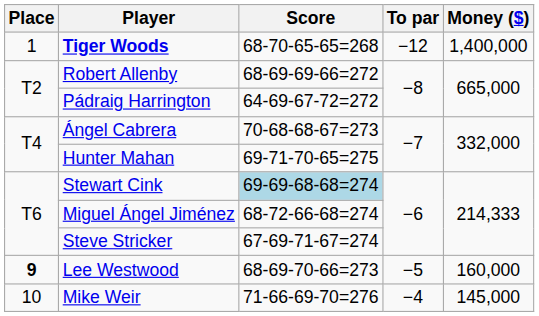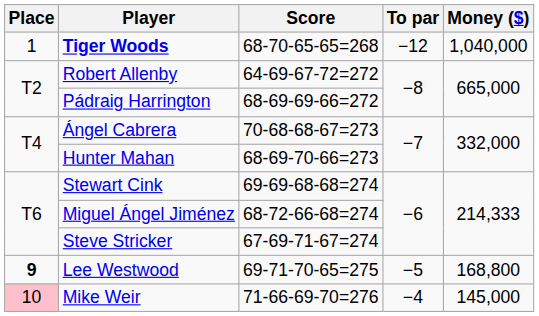(488, 46) 1,400,000 -> (488, 46) 1,040,000
(311, 74) 68-69-69-66=272 -> (311, 74) 64-69-67-72=272
(311, 102) 64-69-67-72=272 -> (311, 102) 68-69-69-66=272
(311, 158) 69-71-70-65=275 -> (311, 158) 68-69-70-66=273
(311, 185) lightblue background -> (311, 185) no background
(311, 269) 68-69-70-66=273 -> (311, 269) 69-71-70-65=275
(488, 269) 160,000 -> (488, 269) 168,800
(32, 297) no background -> (32, 297) pink background
